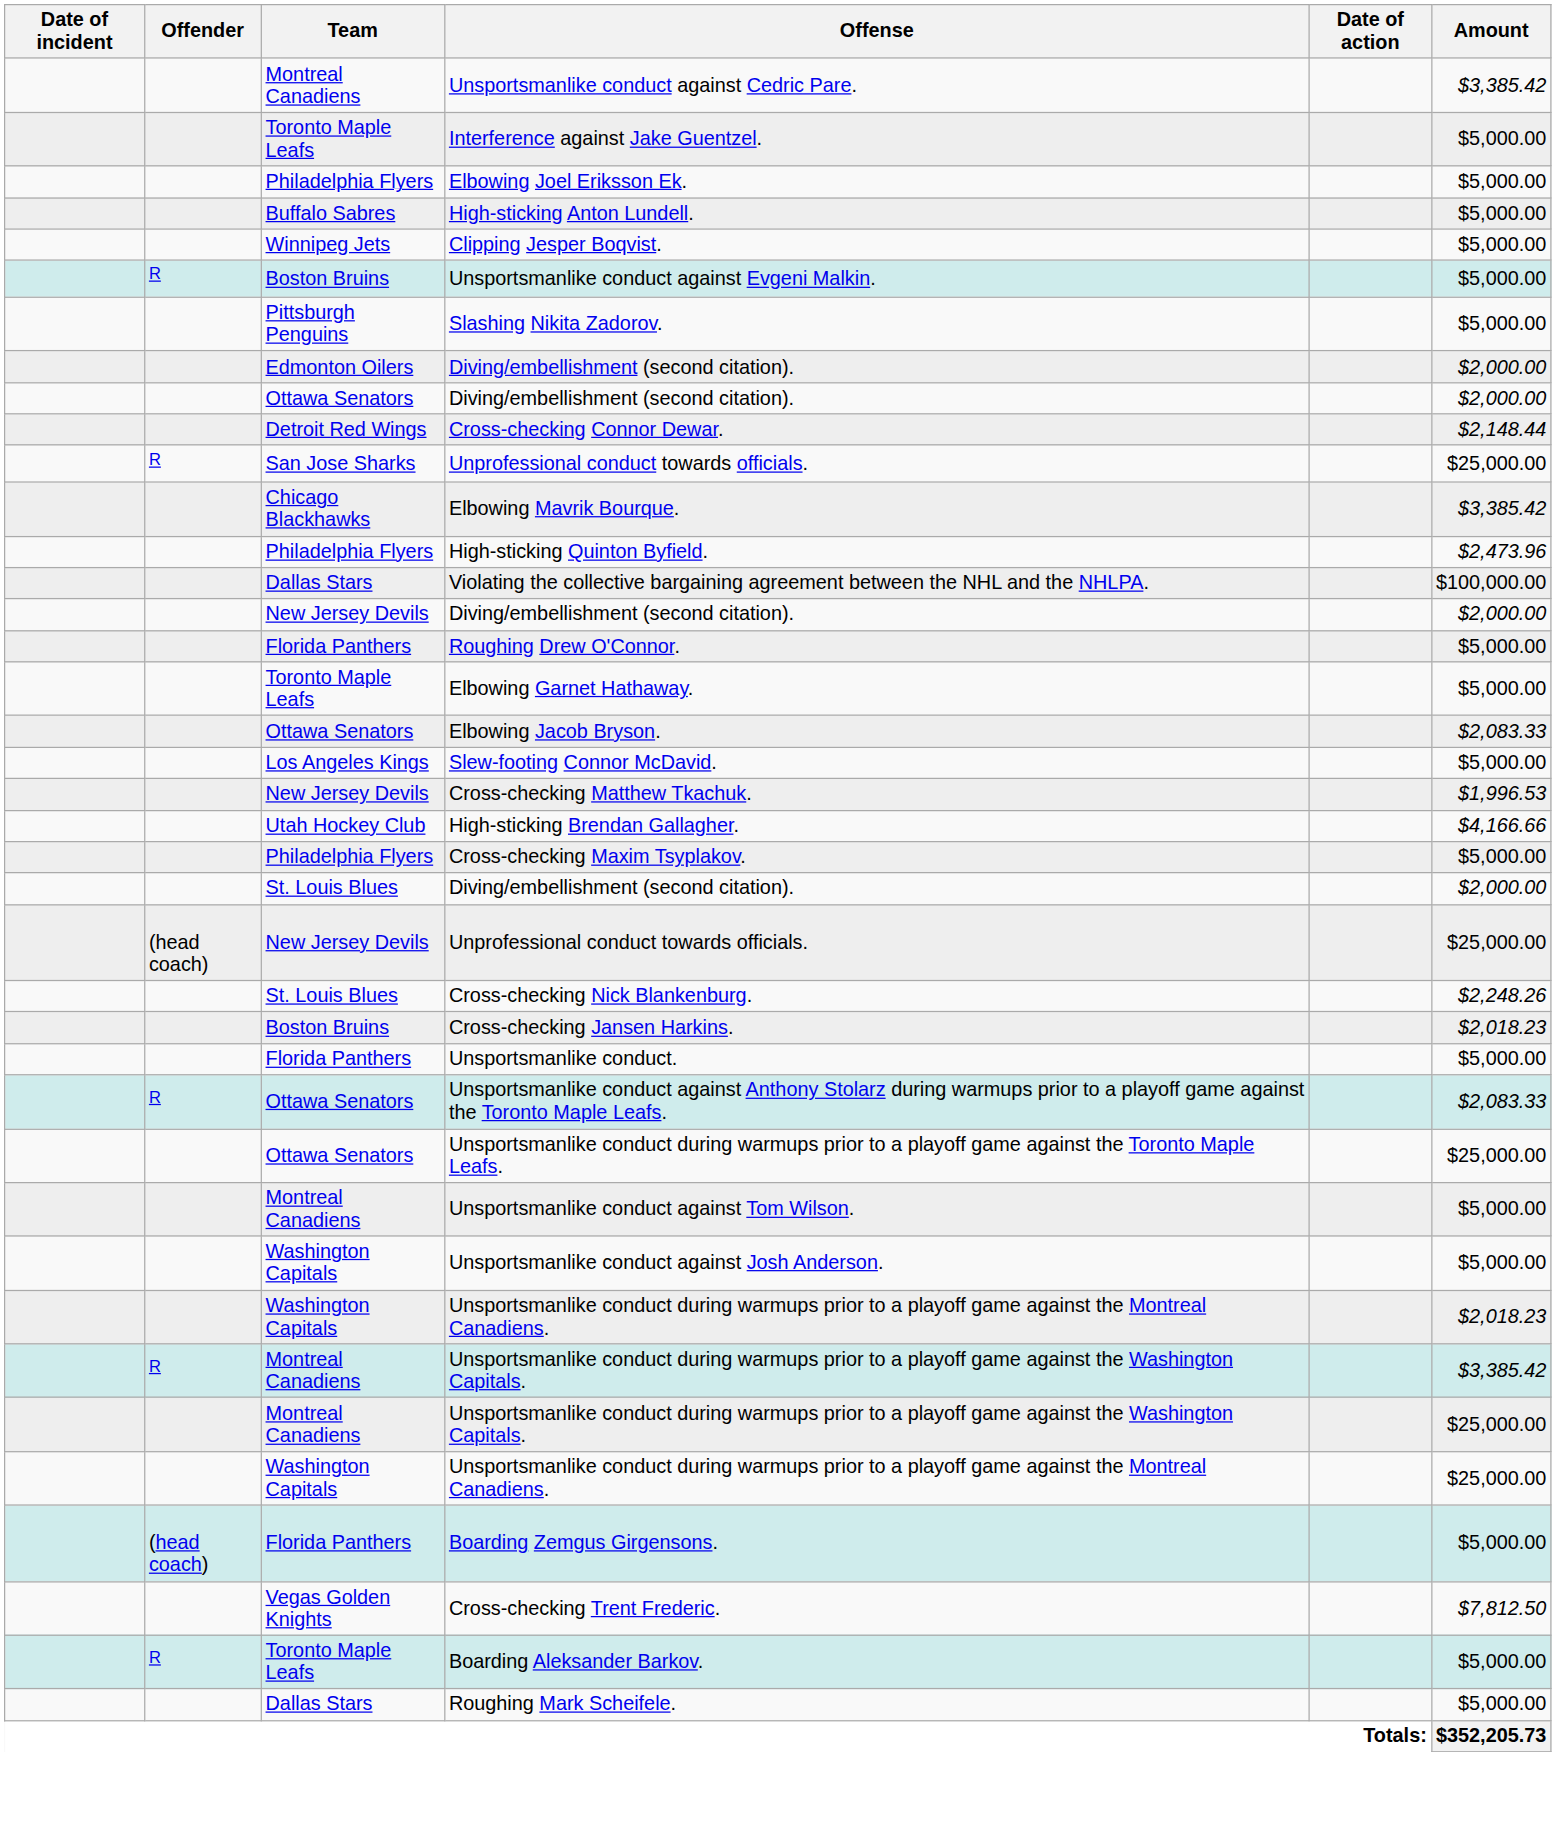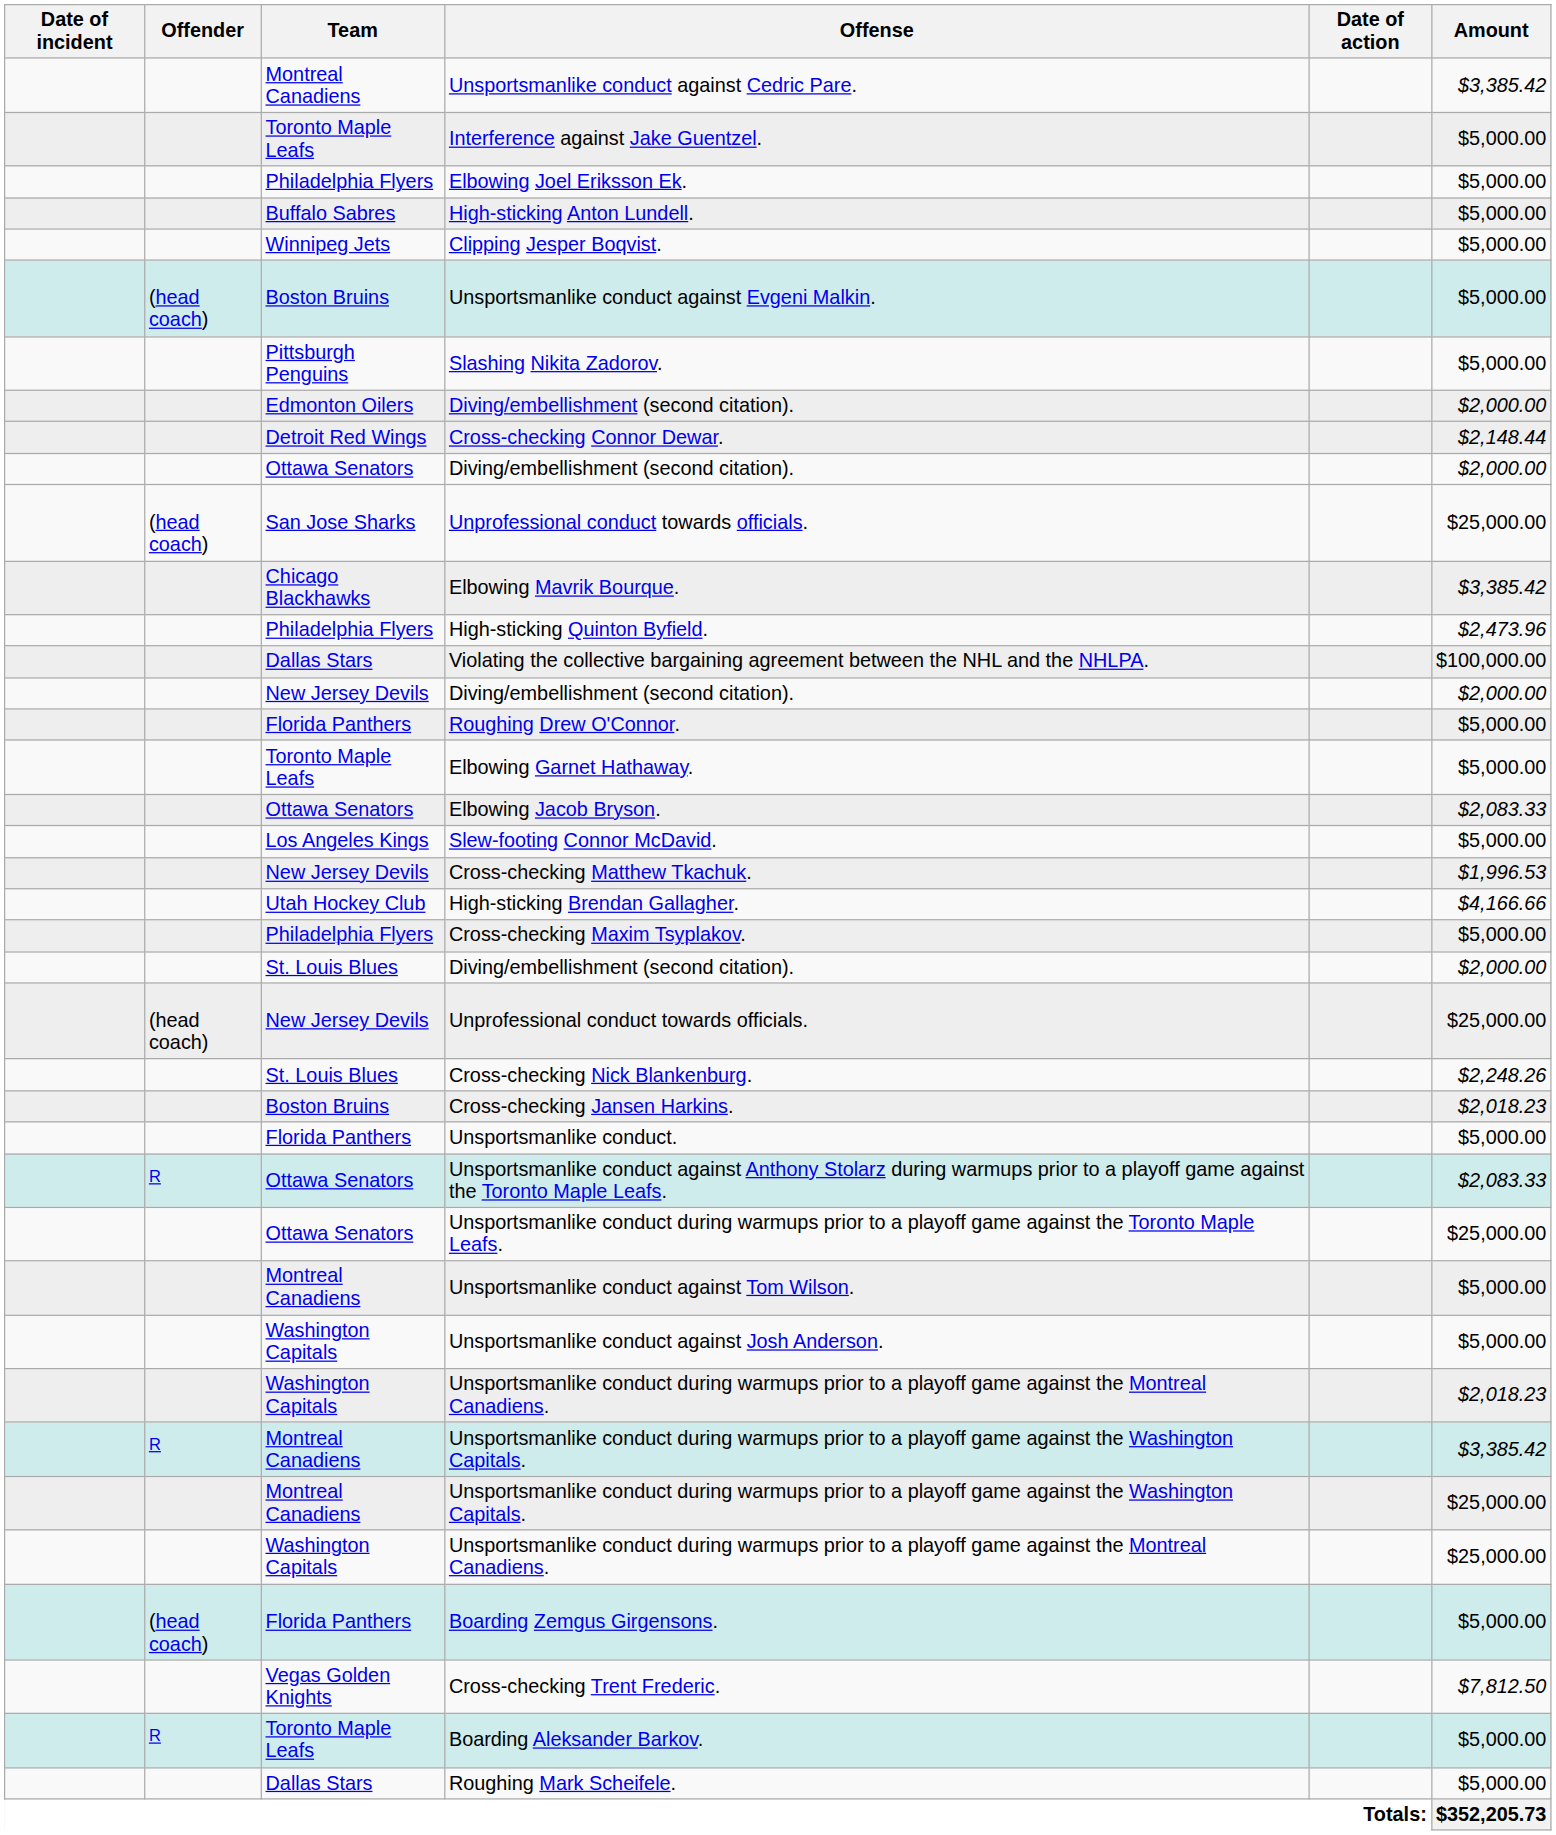(155, 274) R -> (179, 309) (head coach)
rows swapped: (339, 398) <-> (346, 429)
(155, 459) R -> (179, 533) (head coach)
